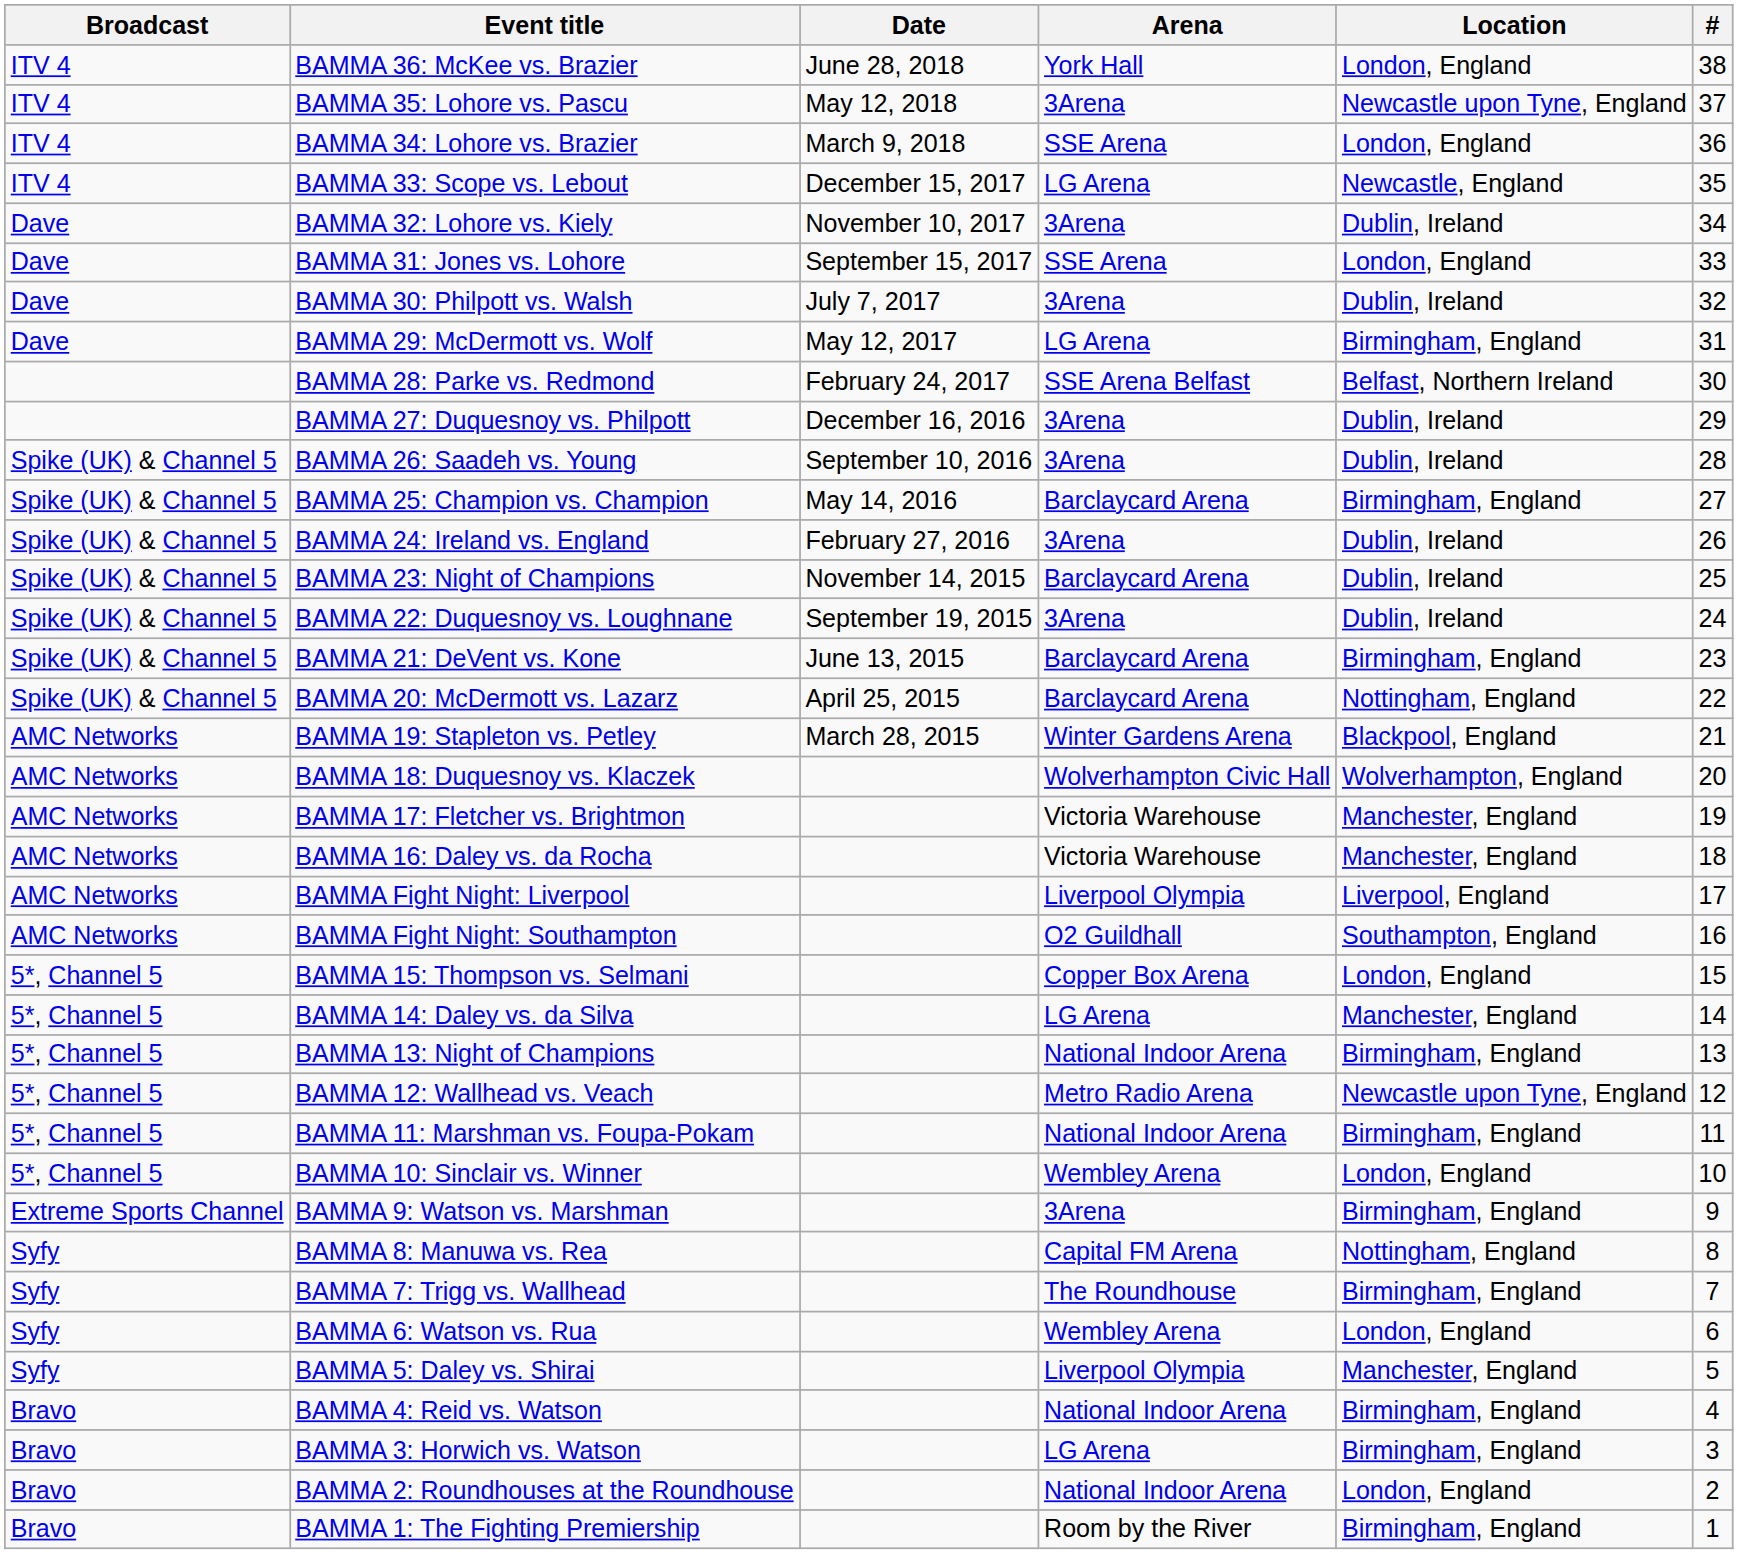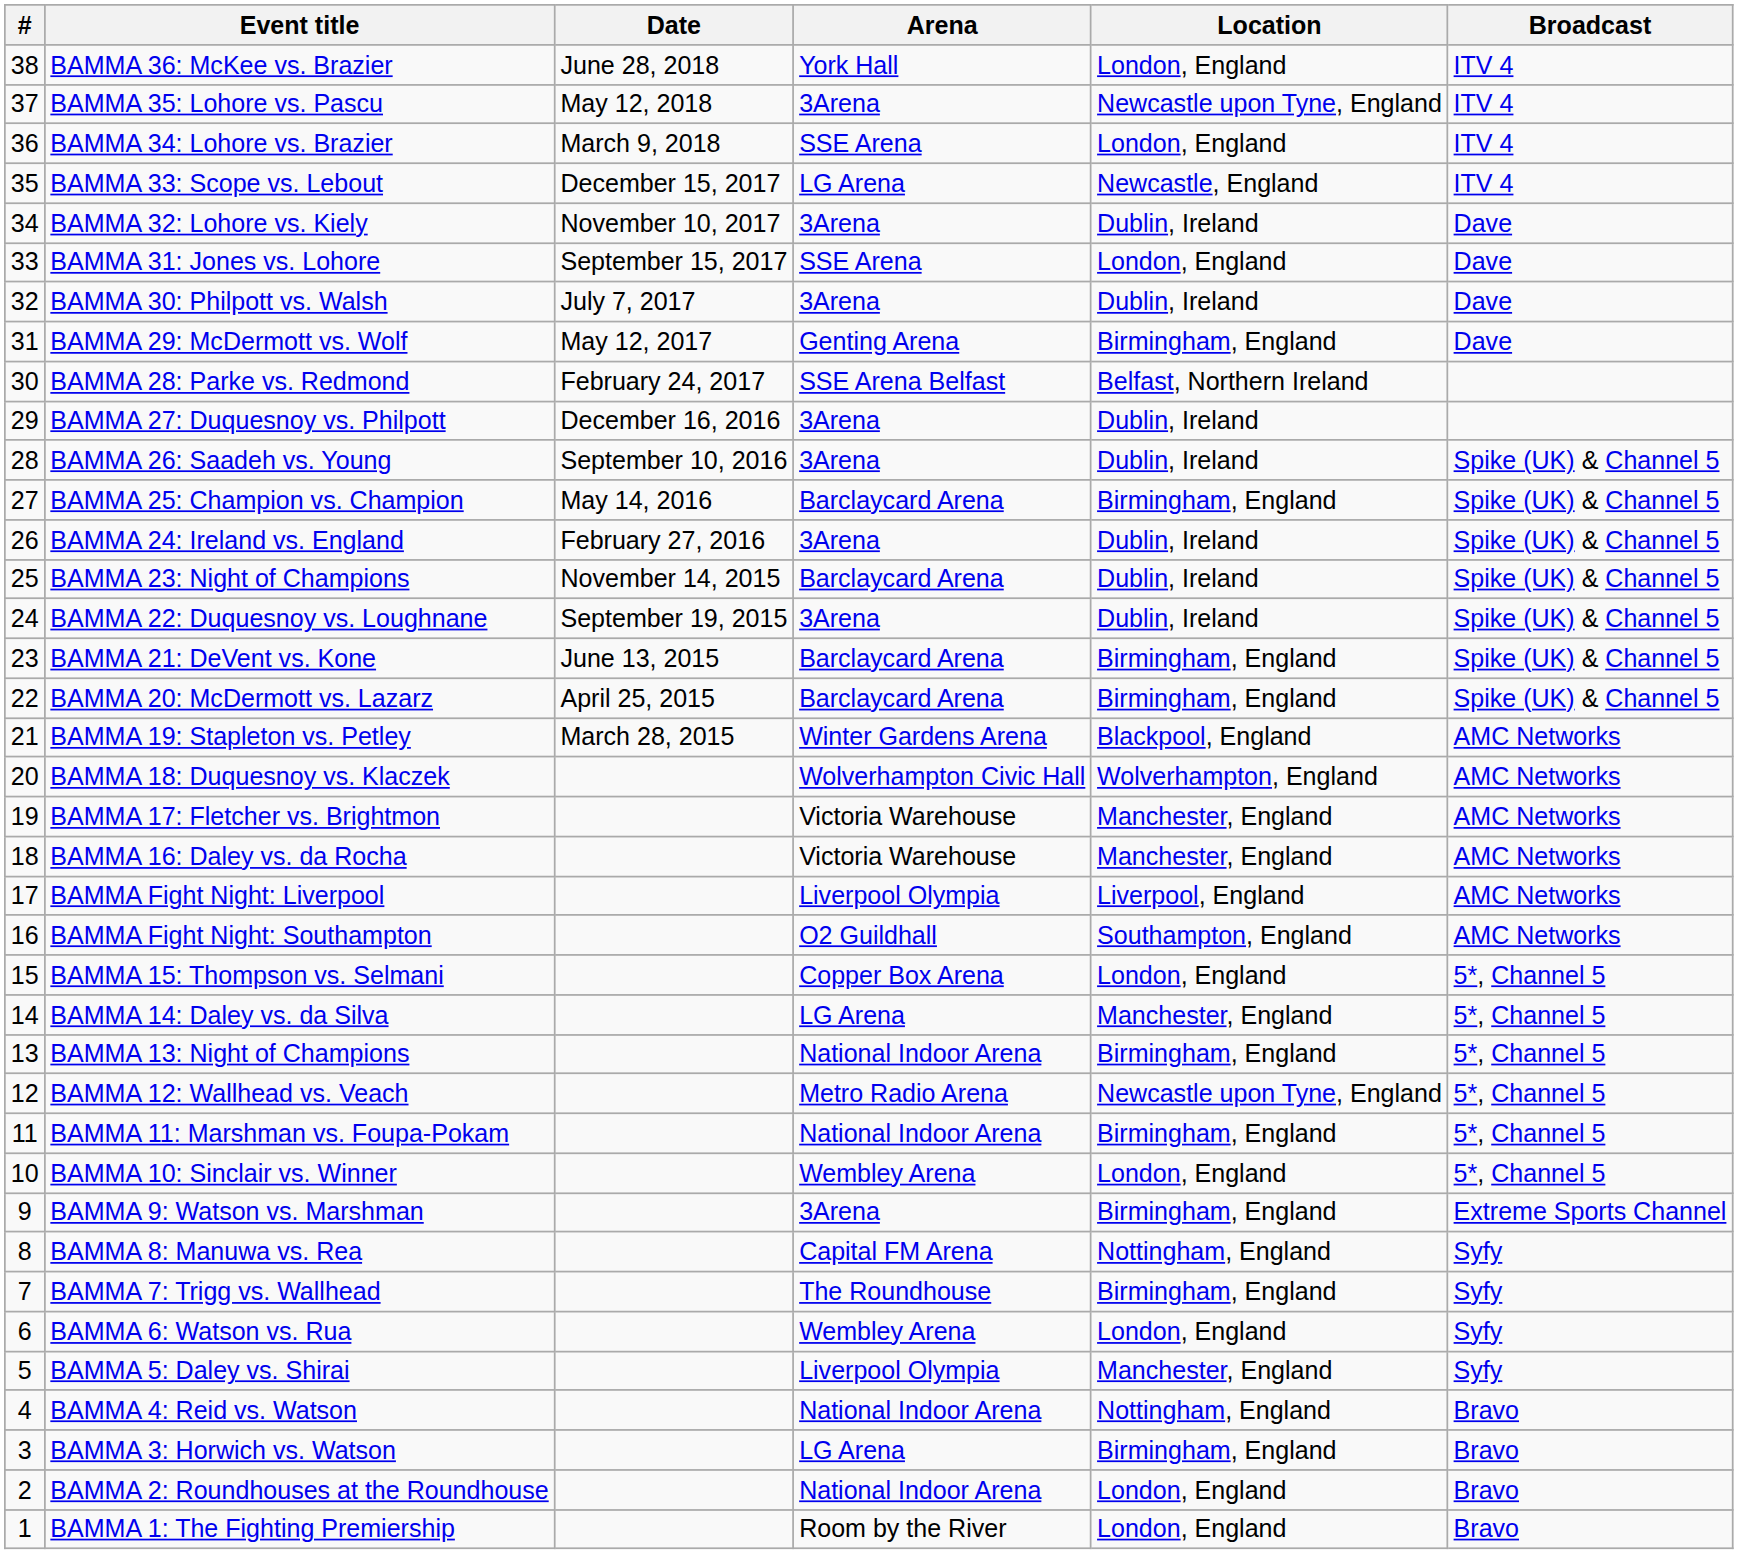columns swapped: (1712, 25) <-> (147, 25)
(1097, 342) LG Arena -> (879, 342) Genting Arena
(1459, 698) Nottingham, England -> (1217, 698) Birmingham, England
(1462, 1411) Birmingham, England -> (1214, 1411) Nottingham, England
(1462, 1529) Birmingham, England -> (1192, 1529) London, England
